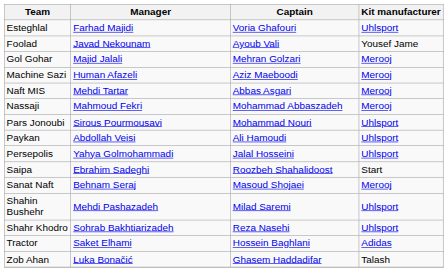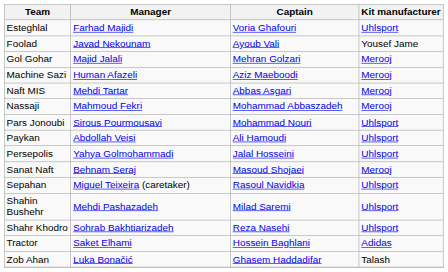- row: (19, 169)
+ row: (26, 185)
